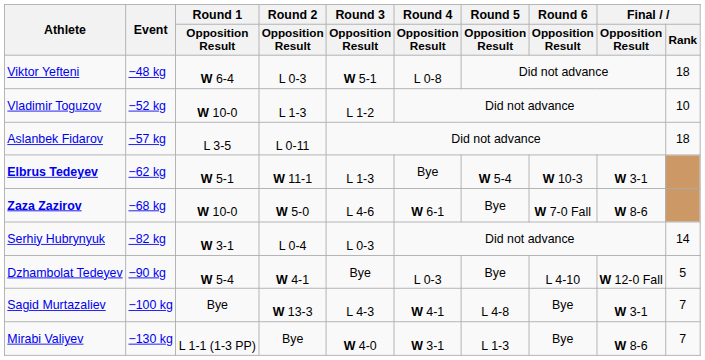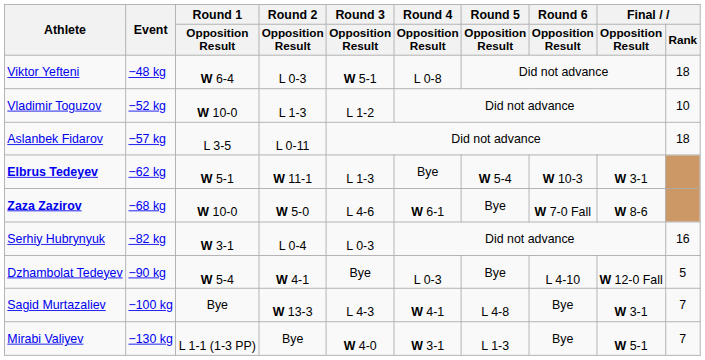(683, 239) 14 -> (683, 239) 16
(631, 346) W 8-6 -> (631, 346) W 5-1
